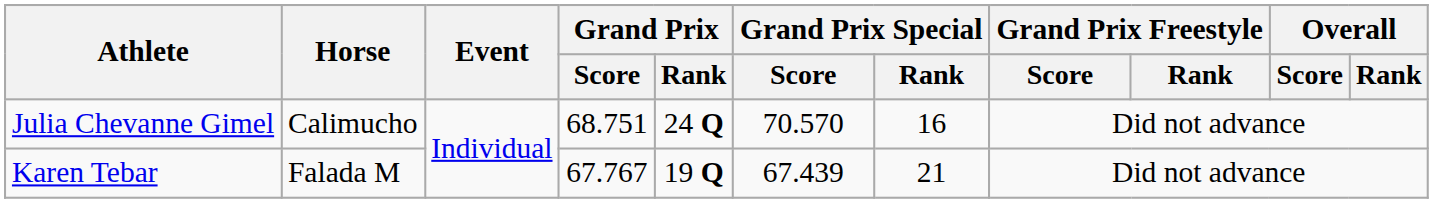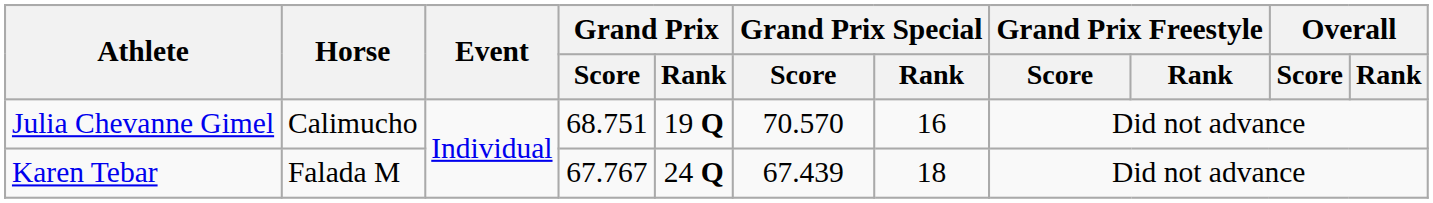(694, 123) 24 Q -> (694, 123) 19 Q
(694, 172) 19 Q -> (694, 172) 24 Q
(931, 172) 21 -> (931, 172) 18
